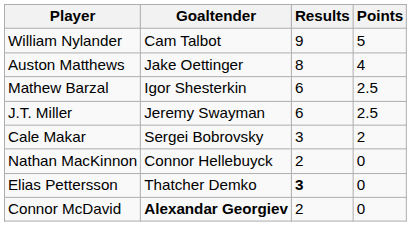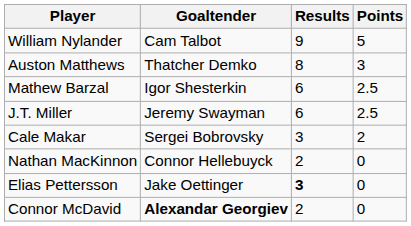(194, 64) Jake Oettinger -> (200, 64) Thatcher Demko
(361, 64) 4 -> (361, 64) 3
(200, 185) Thatcher Demko -> (194, 185) Jake Oettinger
